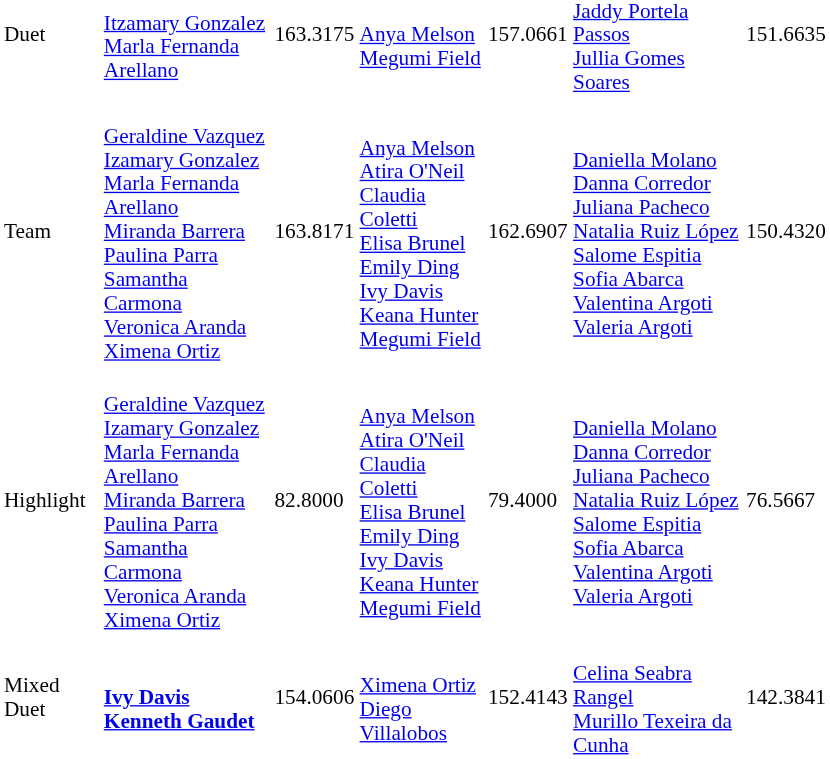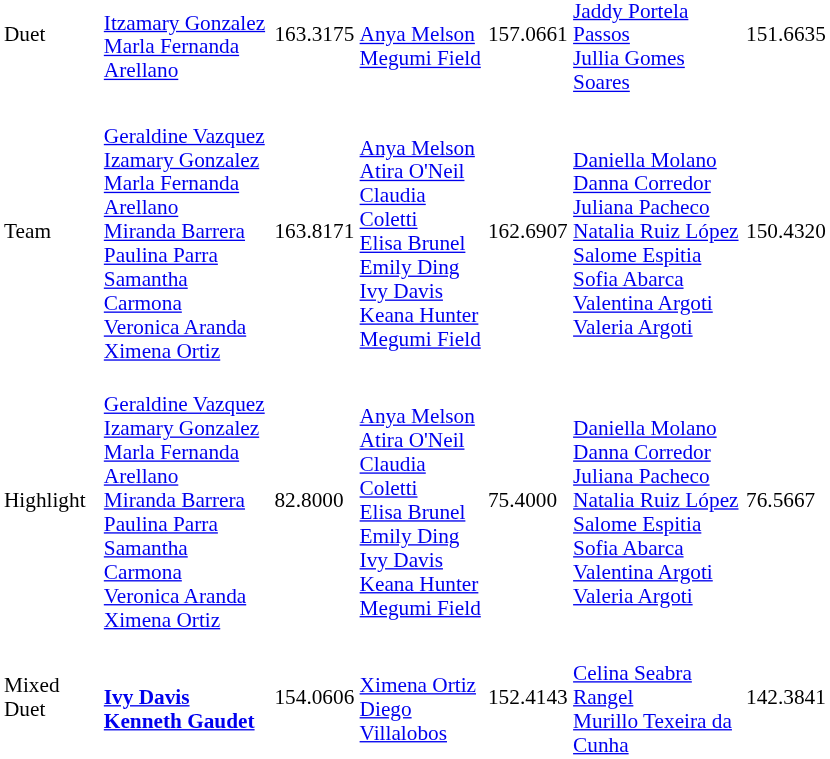(523, 500) 79.4000 -> (523, 500) 75.4000
